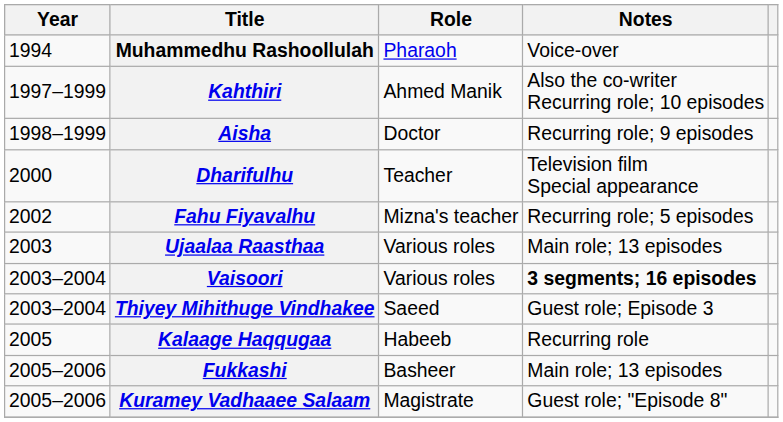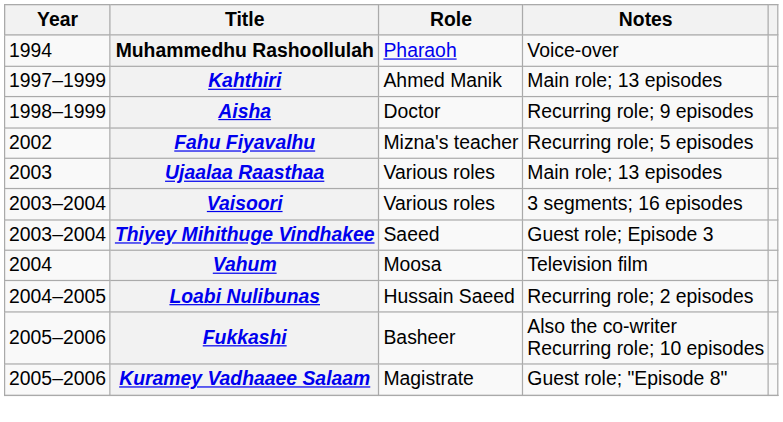(646, 92) Also the co-writer Recurring role; 10 episodes -> (625, 81) Main role; 13 episodes
- row: (245, 175)
(642, 278) bold -> (635, 204) normal
+ row: (245, 265)
+ row: (245, 296)
- row: (245, 339)
(625, 370) Main role; 13 episodes -> (646, 337) Also the co-writer Recurring role; 10 episodes
